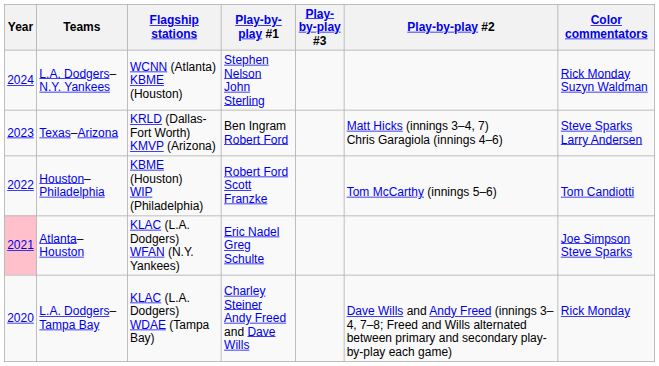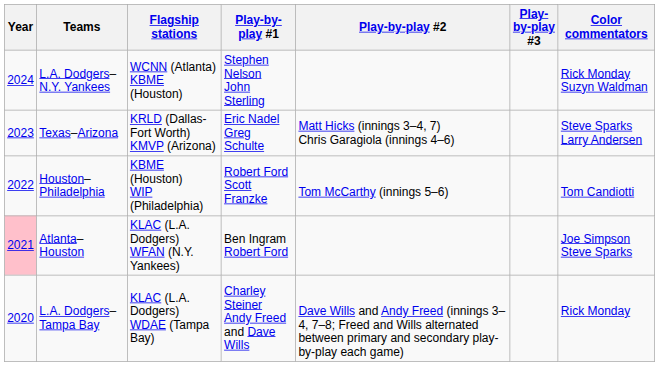columns swapped: (451, 27) <-> (320, 27)
(256, 133) Ben Ingram Robert Ford -> (252, 133) Eric Nadel Greg Schulte
(252, 245) Eric Nadel Greg Schulte -> (256, 245) Ben Ingram Robert Ford
